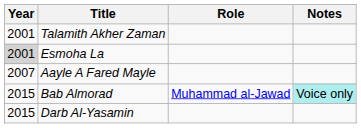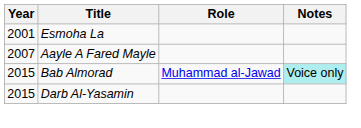- row: (103, 34)
(21, 53) lightgrey background -> (21, 34) no background
